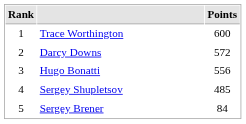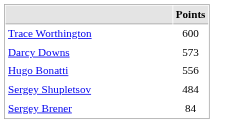- column: (21, 14)
(222, 52) 572 -> (191, 52) 573
(222, 89) 485 -> (191, 89) 484
